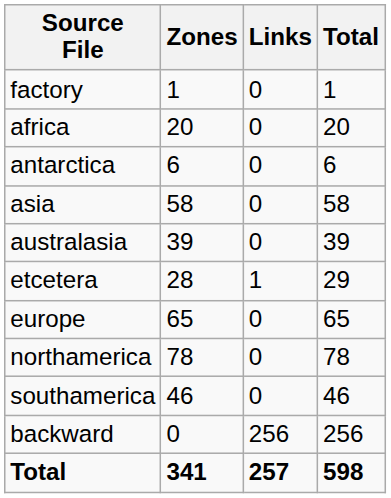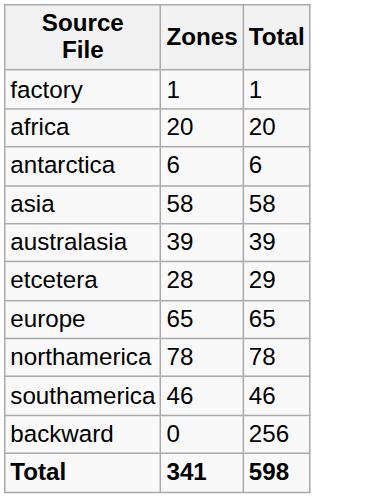- column: (280, 37)
